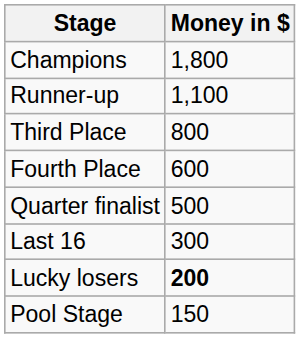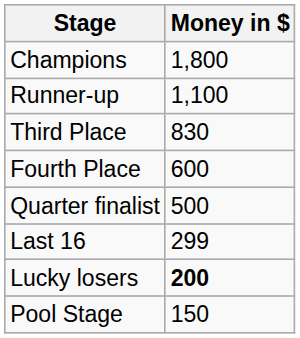(190, 133) 800 -> (190, 133) 830
(190, 242) 300 -> (190, 242) 299
